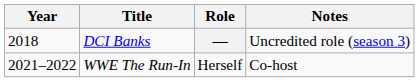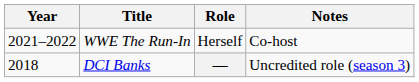rows swapped: (117, 40) <-> (137, 64)
